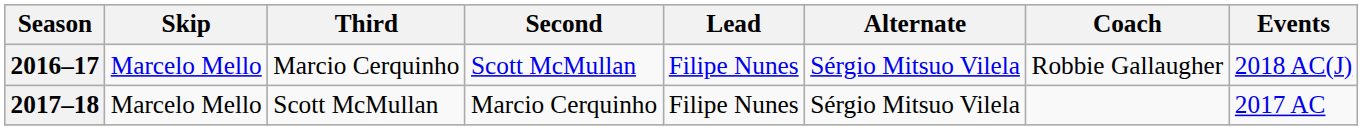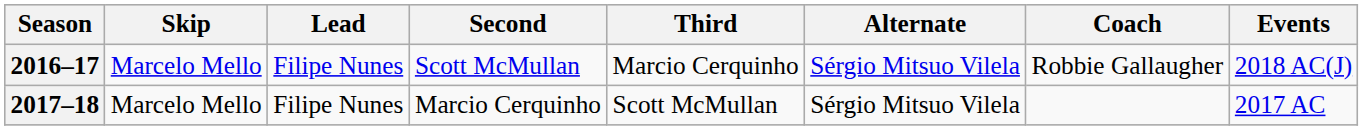columns swapped: (366, 24) <-> (734, 24)
